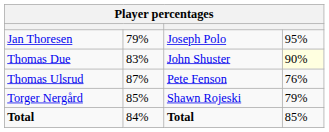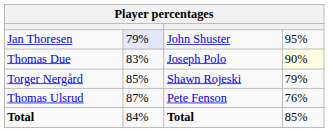(137, 39) no background -> (137, 39) lavender background
(197, 39) Joseph Polo -> (199, 39) John Shuster
(199, 59) John Shuster -> (197, 59) Joseph Polo
rows swapped: (45, 98) <-> (45, 78)
